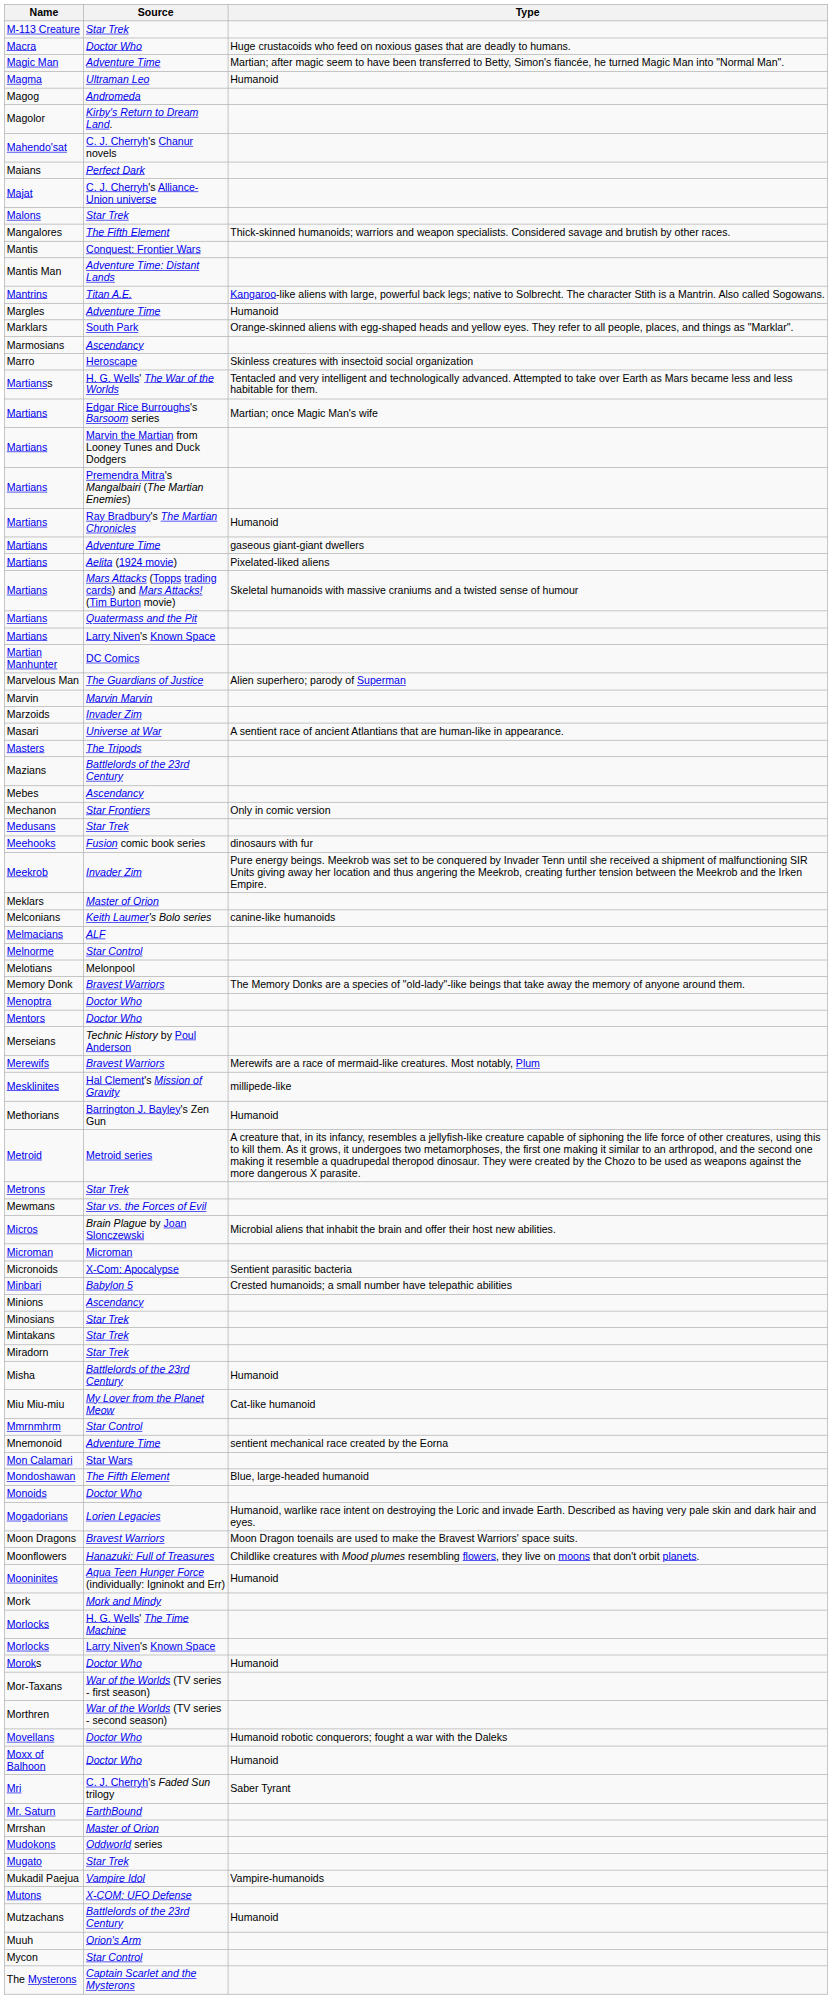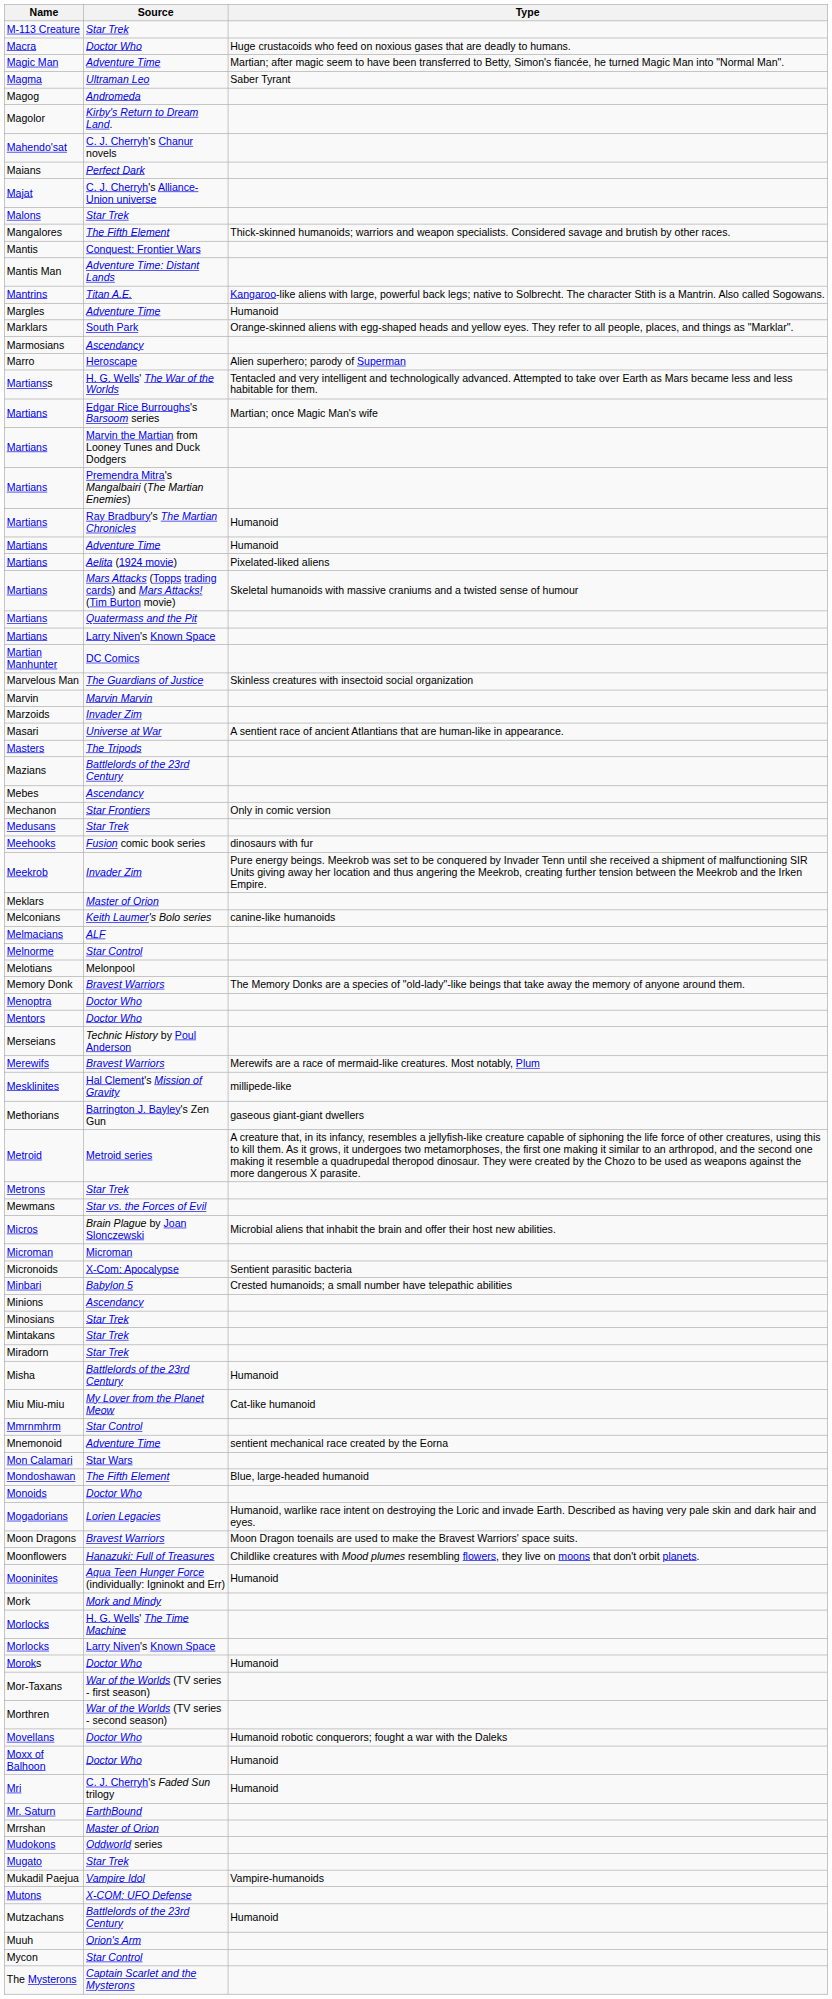(254, 79) Humanoid -> (260, 79) Saber Tyrant
(352, 361) Skinless creatures with insectoid social organization -> (318, 361) Alien superhero; parody of Superman
(297, 545) gaseous giant-giant dwellers -> (254, 545) Humanoid
(318, 681) Alien superhero; parody of Superman -> (352, 681) Skinless creatures with insectoid social organization
(254, 1115) Humanoid -> (297, 1115) gaseous giant-giant dwellers
(260, 1789) Saber Tyrant -> (254, 1789) Humanoid
